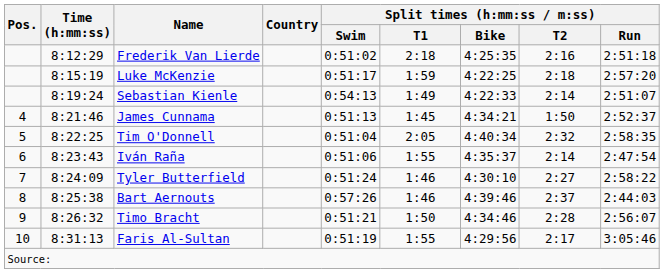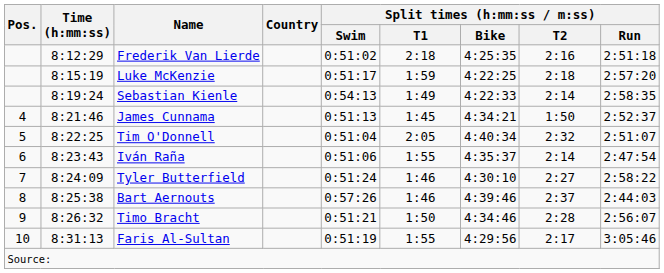(630, 96) 2:51:07 -> (630, 96) 2:58:35
(630, 137) 2:58:35 -> (630, 137) 2:51:07
